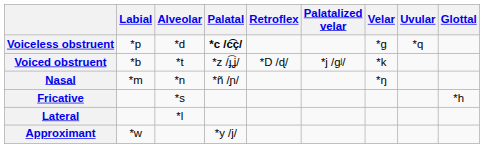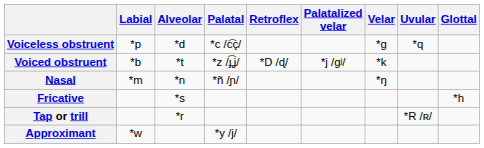(226, 44) bold -> (226, 44) normal
- row: (61, 116)
+ row: (61, 116)
